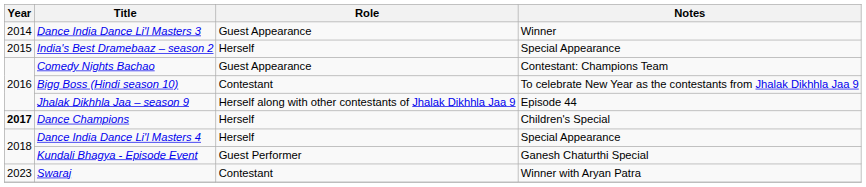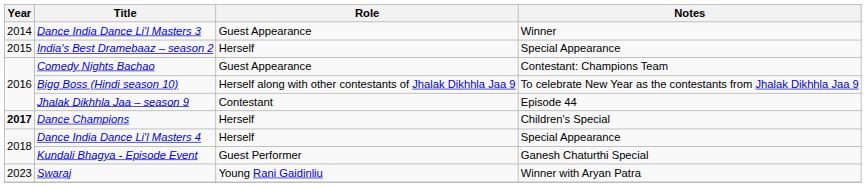(246, 84) Contestant -> (367, 84) Herself along with other contestants of Jhalak Dikhhla Jaa 9
(367, 102) Herself along with other contestants of Jhalak Dikhhla Jaa 9 -> (246, 102) Contestant
(246, 173) Contestant -> (271, 173) Young Rani Gaidinliu
